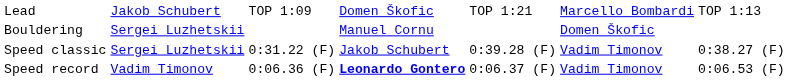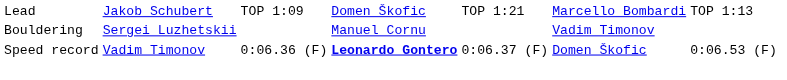(607, 31) Domen Škofic -> (603, 31) Vadim Timonov
- row: (55, 50)
(611, 69) Vadim Timonov -> (599, 50) Domen Škofic
